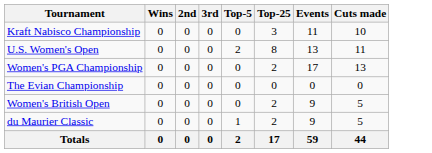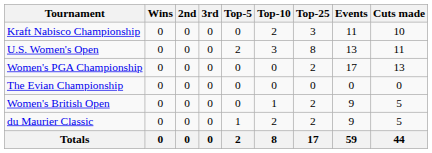+ column: (274, 13)
